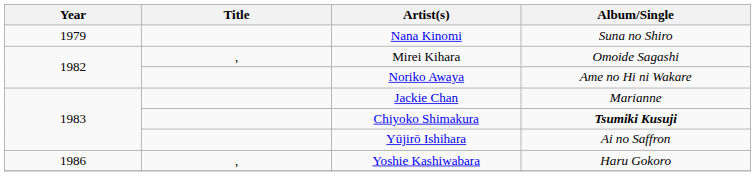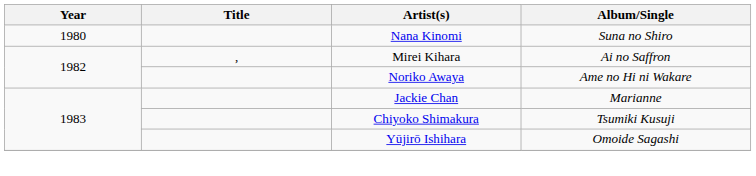(73, 35) 1979 -> (73, 35) 1980
(636, 56) Omoide Sagashi -> (636, 56) Ai no Saffron
(636, 118) bold -> (636, 118) normal
(636, 139) Ai no Saffron -> (636, 139) Omoide Sagashi
- row: (426, 160)
